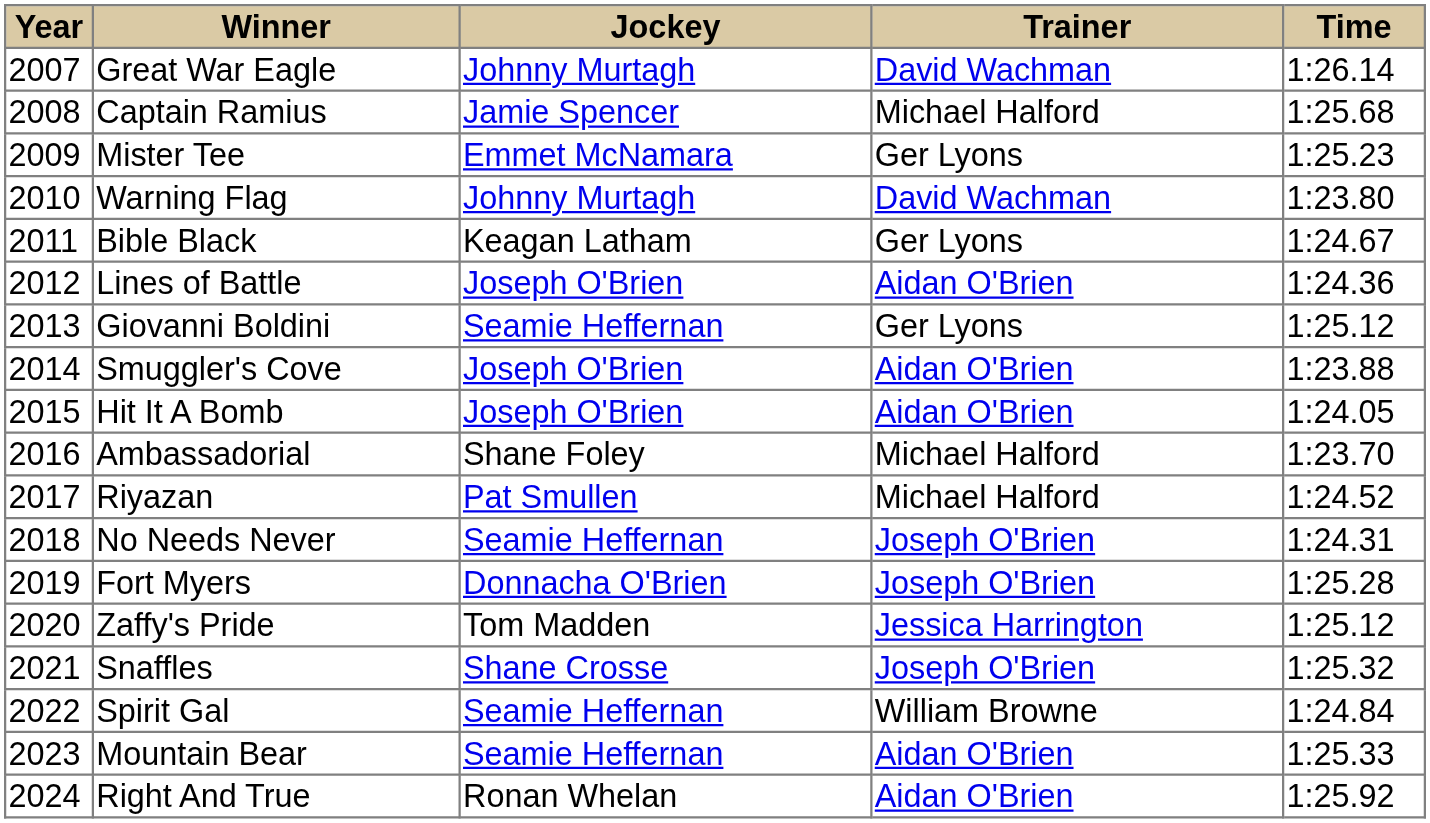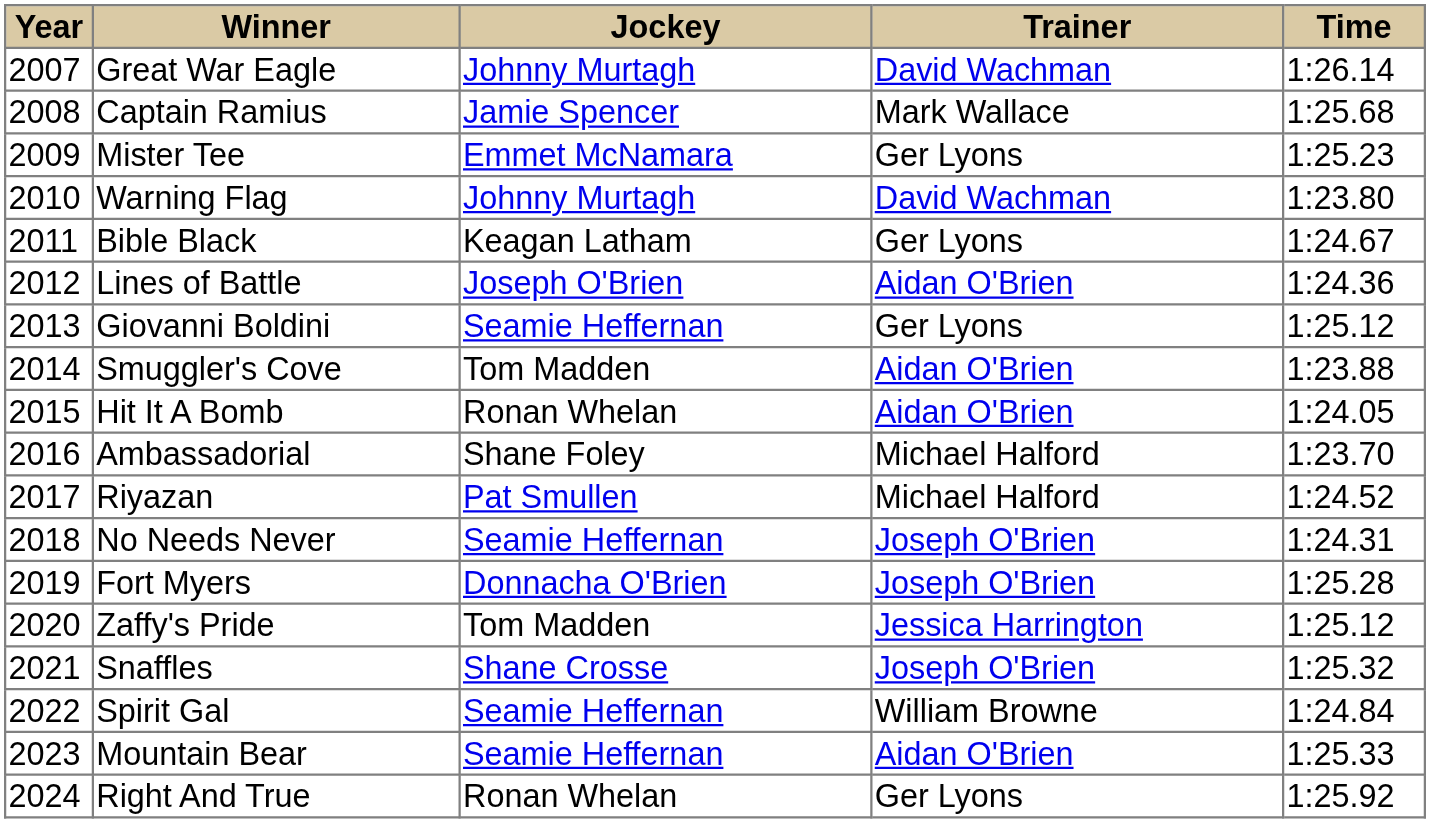(987, 112) Michael Halford -> (972, 112) Mark Wallace
(573, 368) Joseph O'Brien -> (557, 368) Tom Madden
(573, 411) Joseph O'Brien -> (570, 411) Ronan Whelan
(974, 796) Aidan O'Brien -> (949, 796) Ger Lyons
